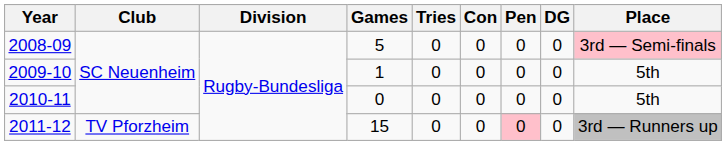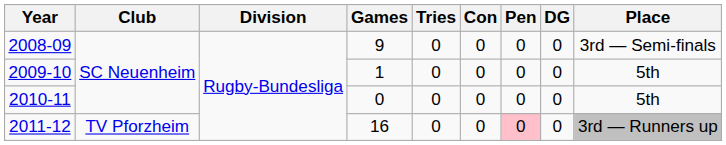(380, 45) 5 -> (380, 45) 9
(648, 45) pink background -> (648, 45) no background
(380, 126) 15 -> (380, 126) 16
